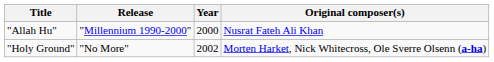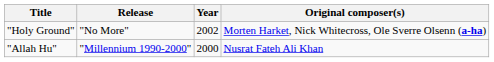rows swapped: (32, 30) <-> (41, 48)
